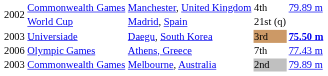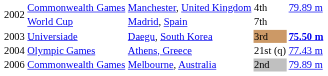(270, 22) 21st (q) -> (261, 22) 7th
(14, 50) 2006 -> (14, 50) 2004
(261, 50) 7th -> (270, 50) 21st (q)
(14, 65) 2003 -> (14, 65) 2006
